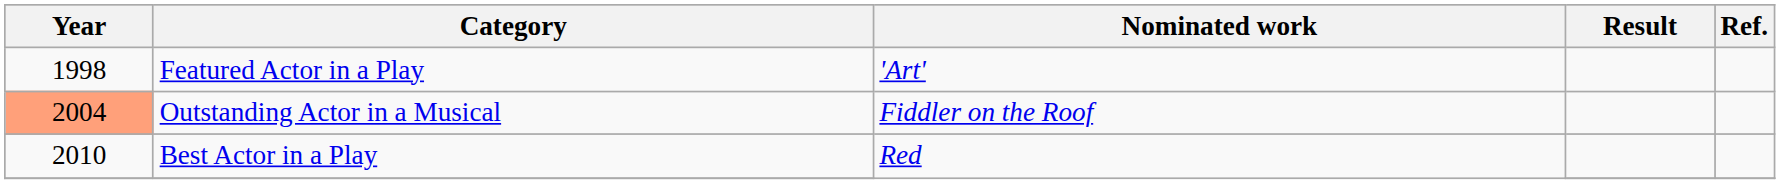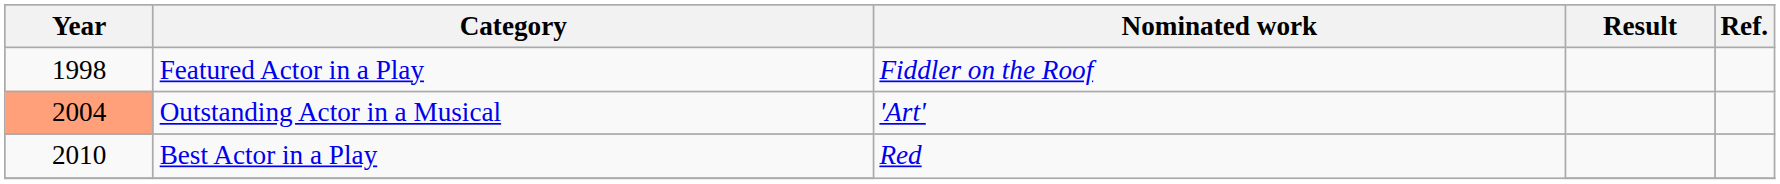(903, 69) 'Art' -> (986, 69) Fiddler on the Roof
(986, 112) Fiddler on the Roof -> (903, 112) 'Art'
